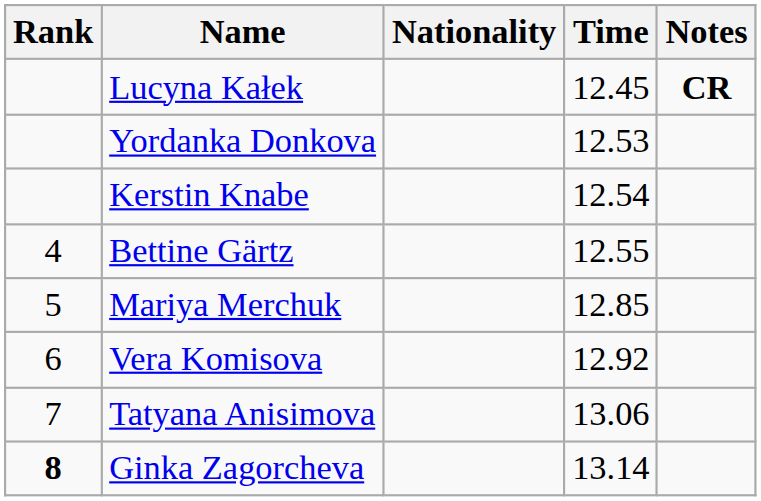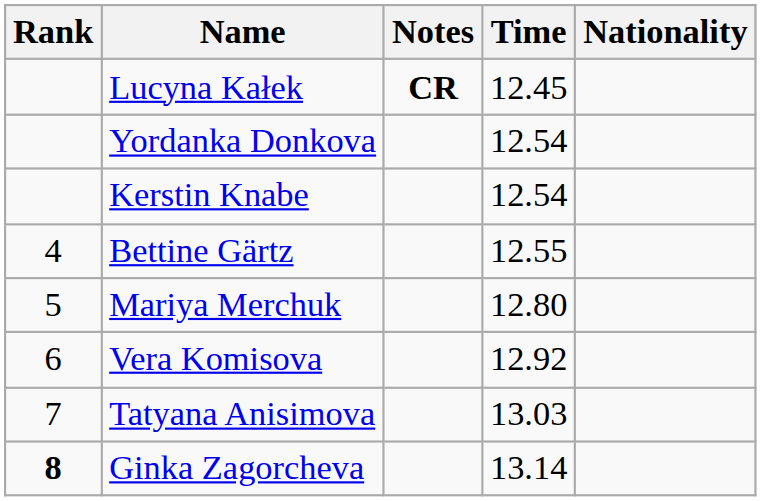columns swapped: (474, 31) <-> (707, 31)
(611, 140) 12.53 -> (529, 140) 12.54
(611, 304) 12.85 -> (529, 304) 12.80
(611, 413) 13.06 -> (529, 413) 13.03
